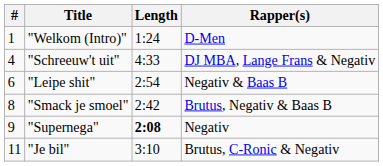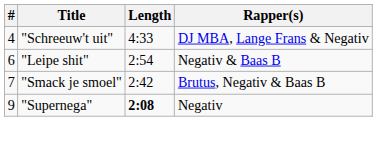- row: (77, 37)
(11, 104) 8 -> (11, 82) 7
- row: (49, 149)
